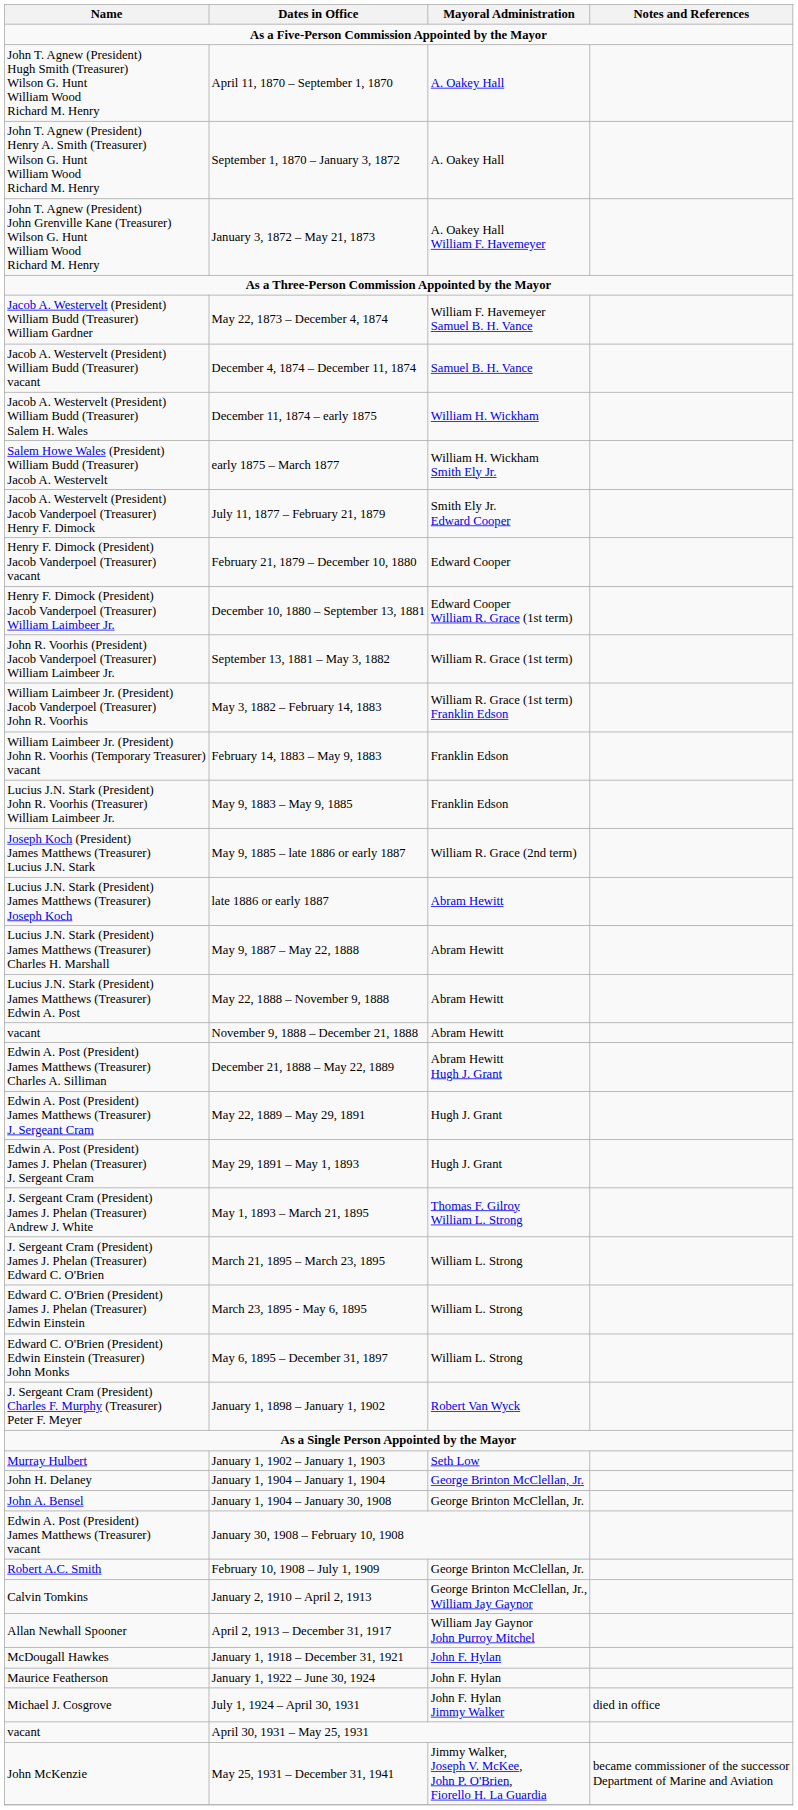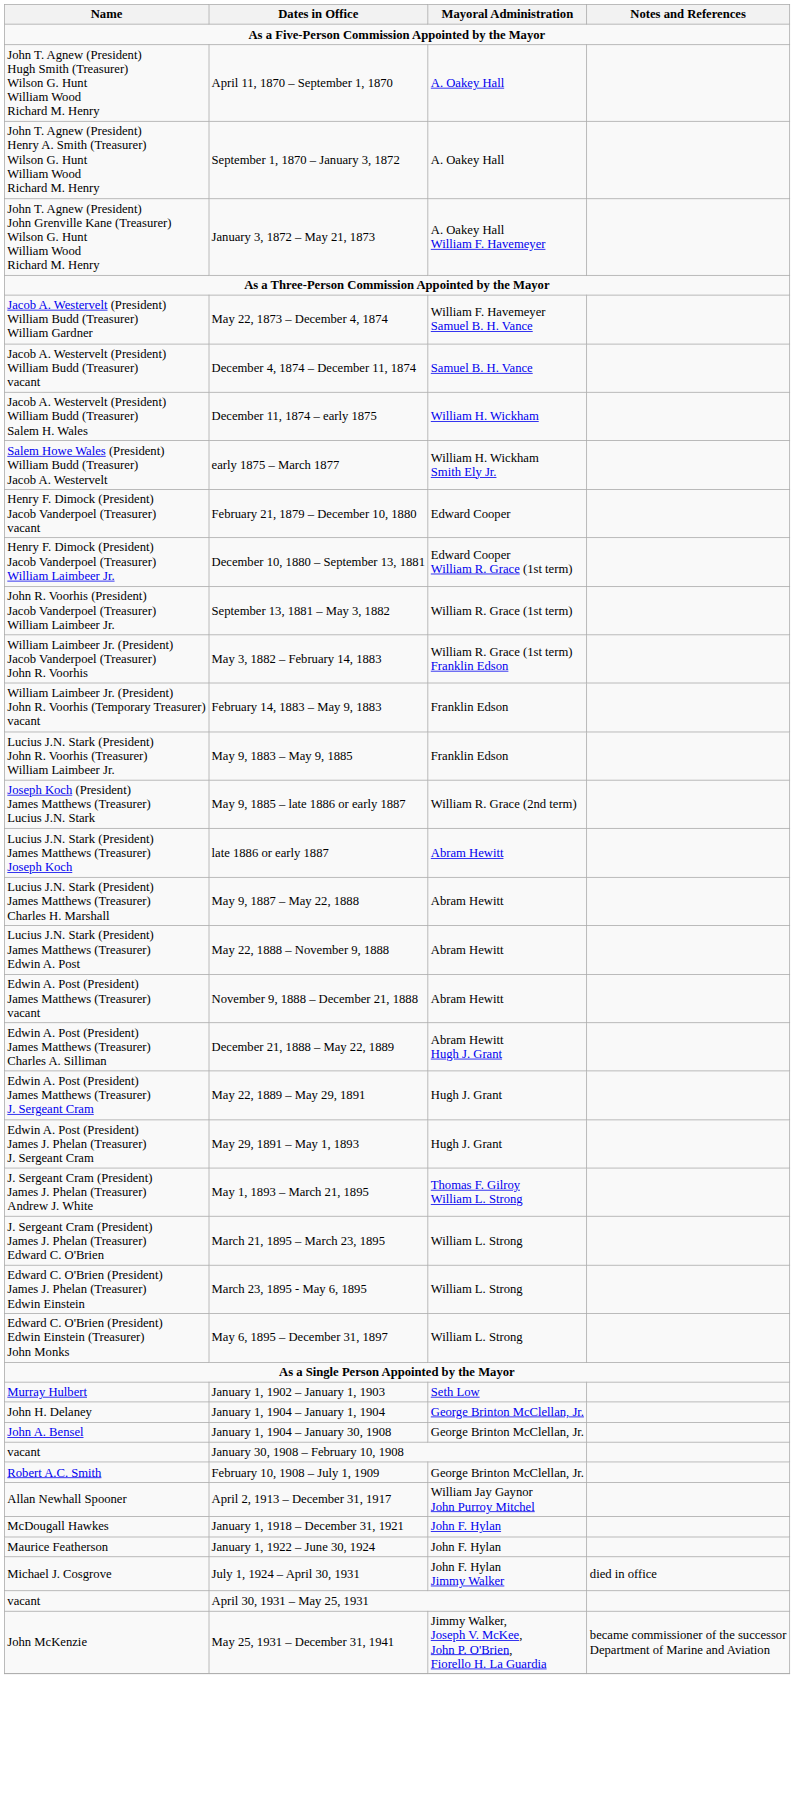- row: (298, 513)
(24, 1032) vacant -> (79, 998) Edwin A. Post (President) James Matthews (Treasurer) vacant
- row: (298, 1406)
(79, 1535) Edwin A. Post (President) James Matthews (Treasurer) vacant -> (24, 1452) vacant
- row: (292, 1596)
